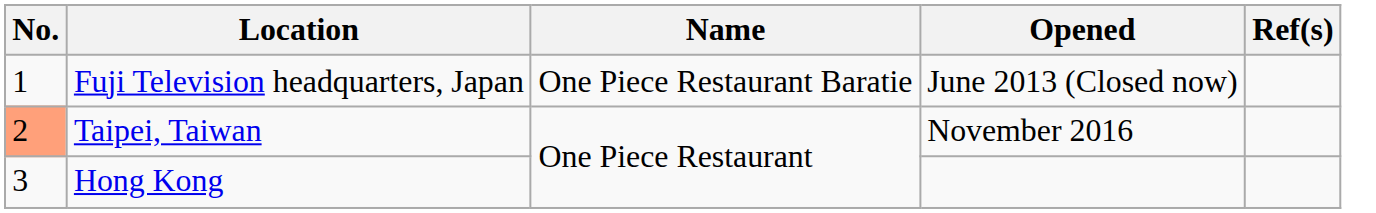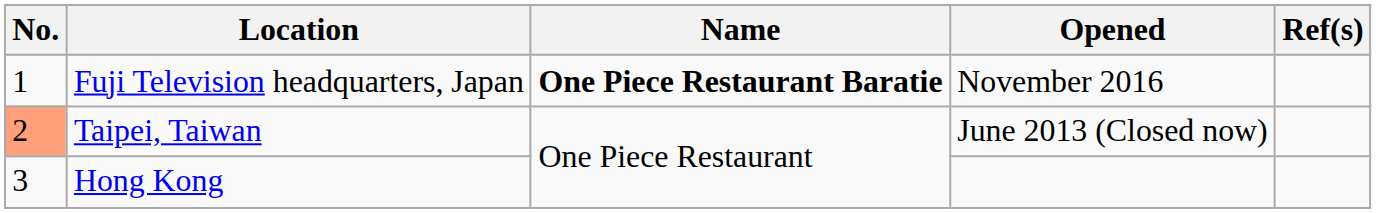(725, 80) normal -> (741, 80) bold
(1082, 80) June 2013 (Closed now) -> (1060, 80) November 2016
(1030, 130) November 2016 -> (1112, 130) June 2013 (Closed now)
